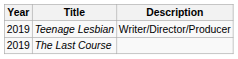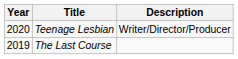(18, 29) 2019 -> (18, 29) 2020
